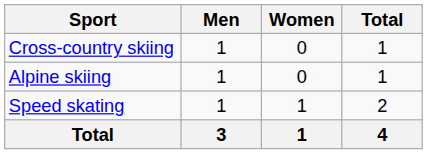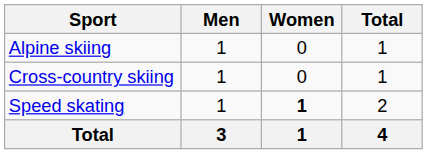rows swapped: (60, 77) <-> (91, 48)
(302, 106) normal -> (302, 106) bold
